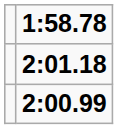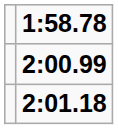rows swapped: (64, 103) <-> (64, 63)
